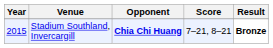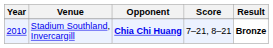(17, 31) 2015 -> (17, 31) 2010
